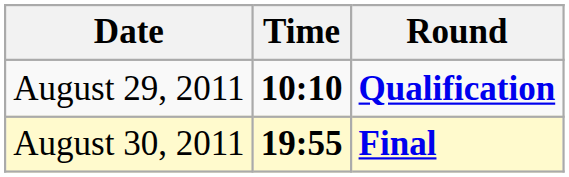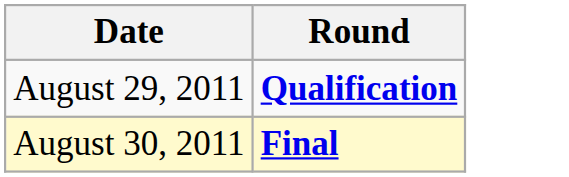- column: (302, 32)
